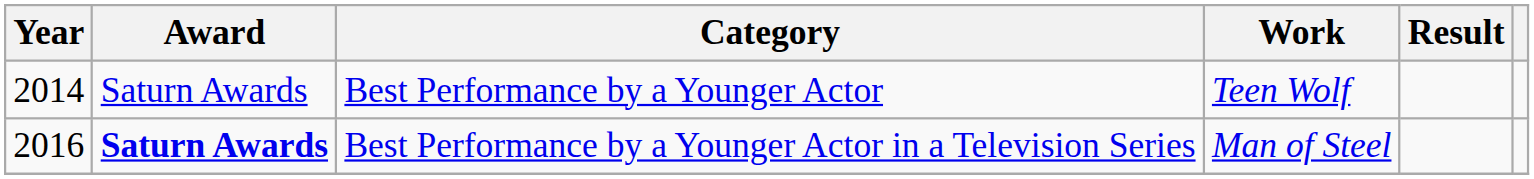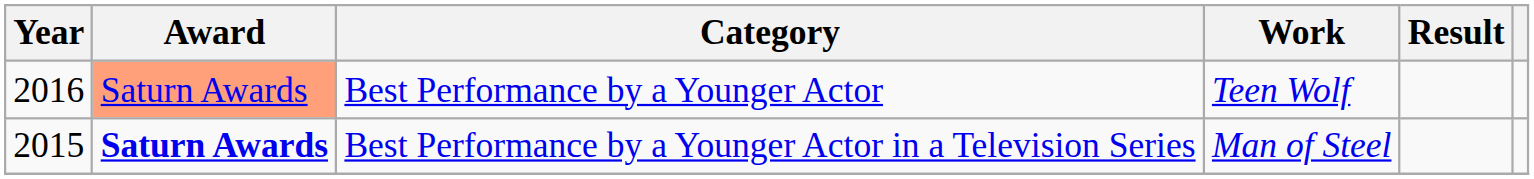(49, 88) 2014 -> (49, 88) 2016
(204, 88) no background -> (204, 88) lightsalmon background
(49, 145) 2016 -> (49, 145) 2015
